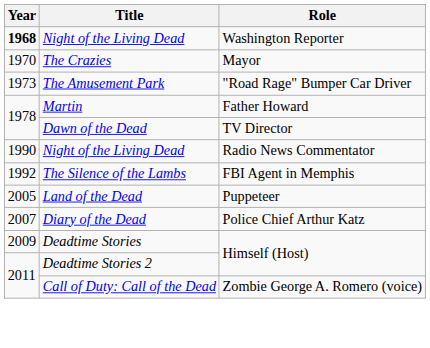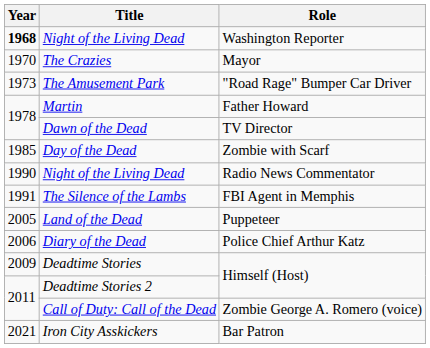+ row: (90, 151)
(22, 173) 1992 -> (22, 196) 1991
(22, 219) 2007 -> (22, 241) 2006
+ row: (100, 331)
